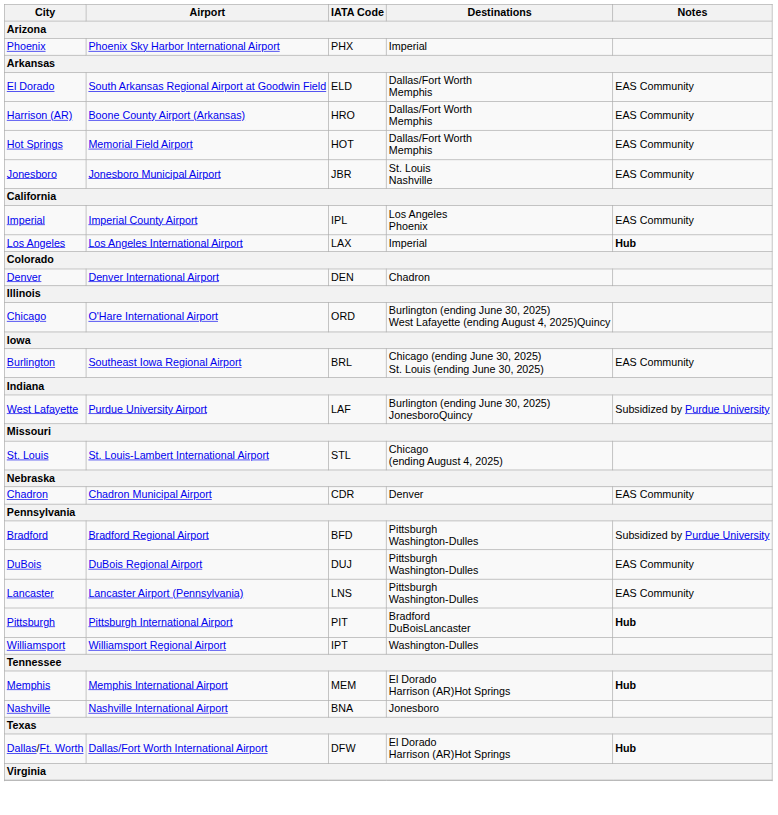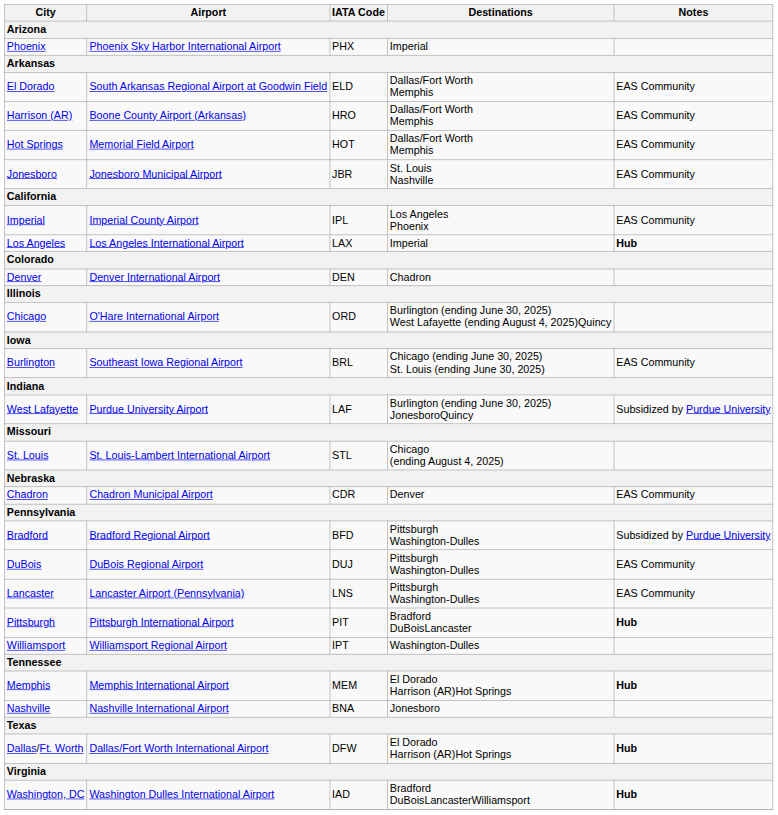+ row: (46, 794)
